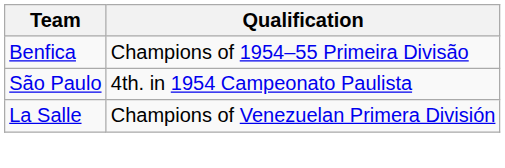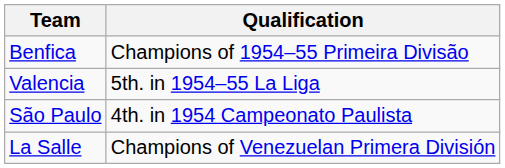+ row: (47, 83)
